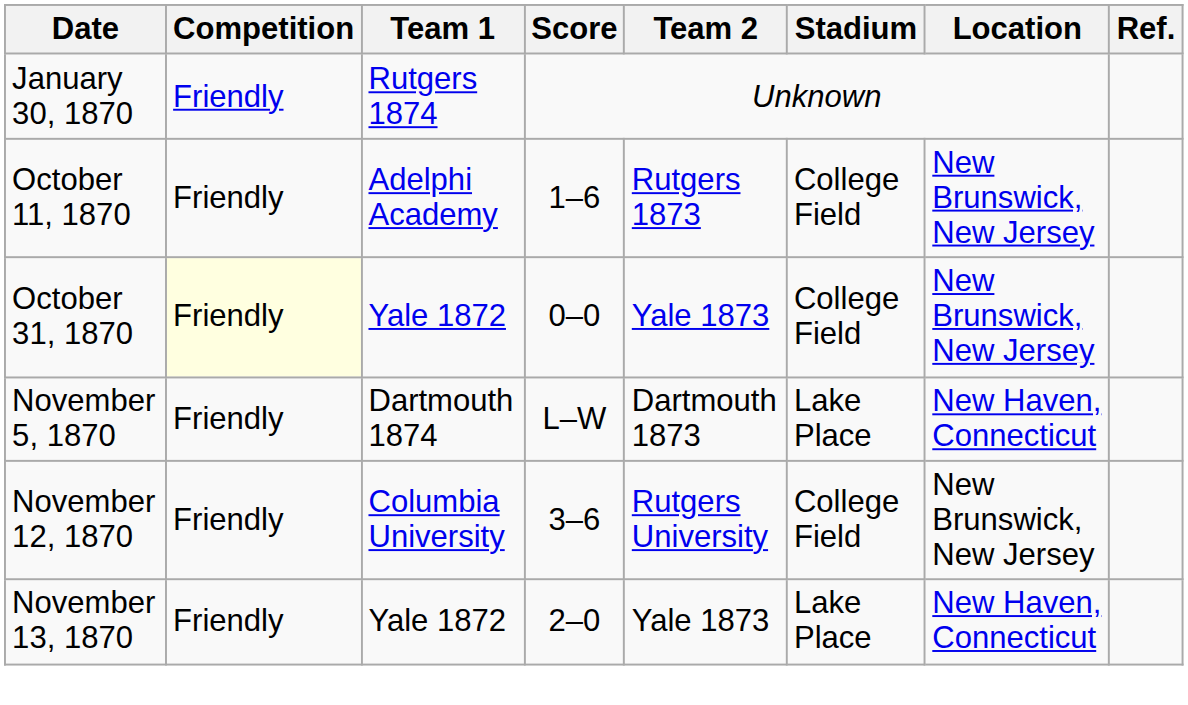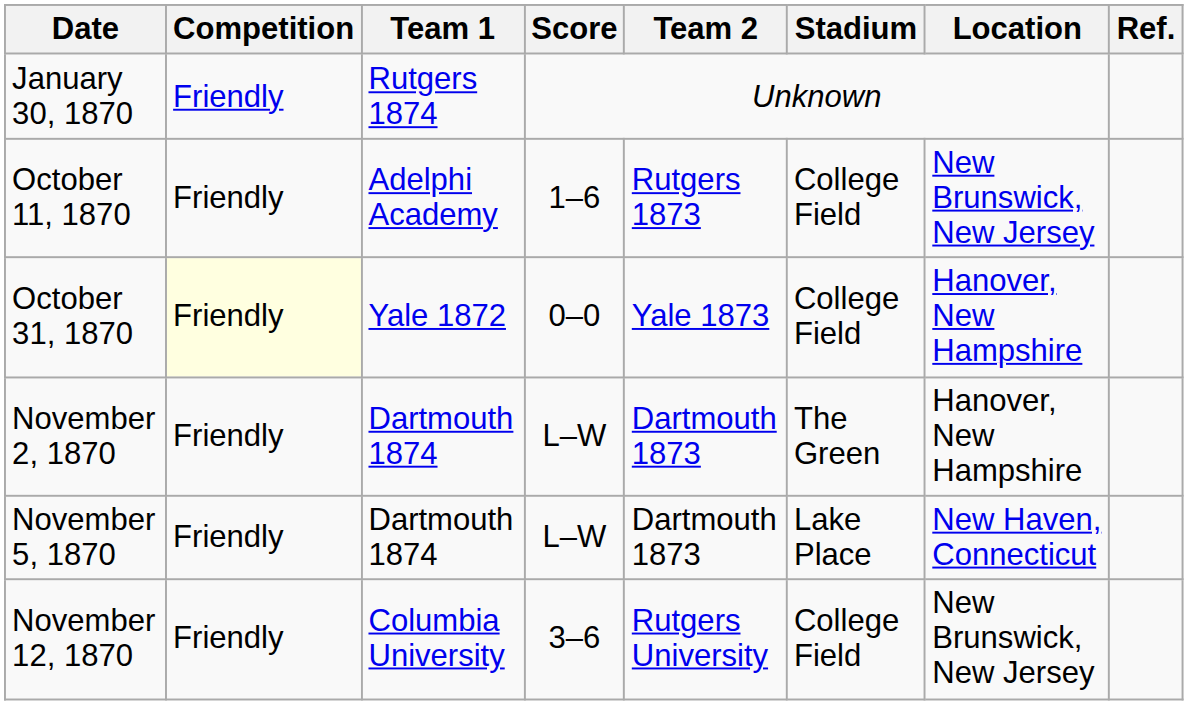(1013, 316) New Brunswick, New Jersey -> (1007, 316) Hanover, New Hampshire
+ row: (84, 435)
- row: (84, 621)
